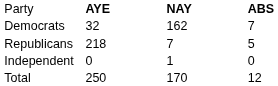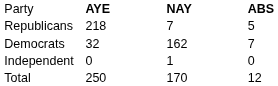rows swapped: (39, 43) <-> (35, 26)
